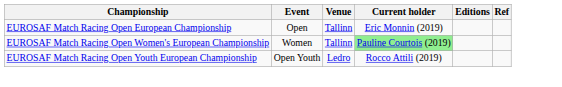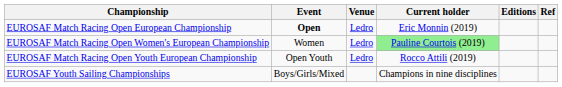(297, 27) normal -> (309, 27) bold
(339, 27) Tallinn -> (362, 27) Ledro
(339, 43) Tallinn -> (362, 43) Ledro
+ row: (88, 74)
